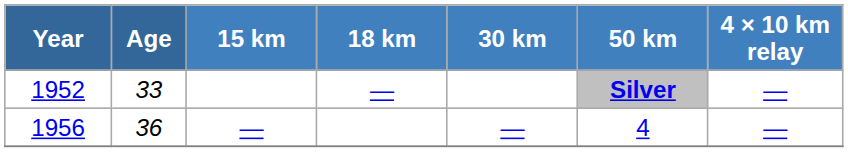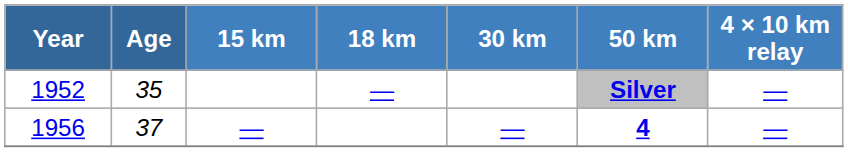(149, 89) 33 -> (149, 89) 35
(149, 128) 36 -> (149, 128) 37
(643, 128) normal -> (643, 128) bold
